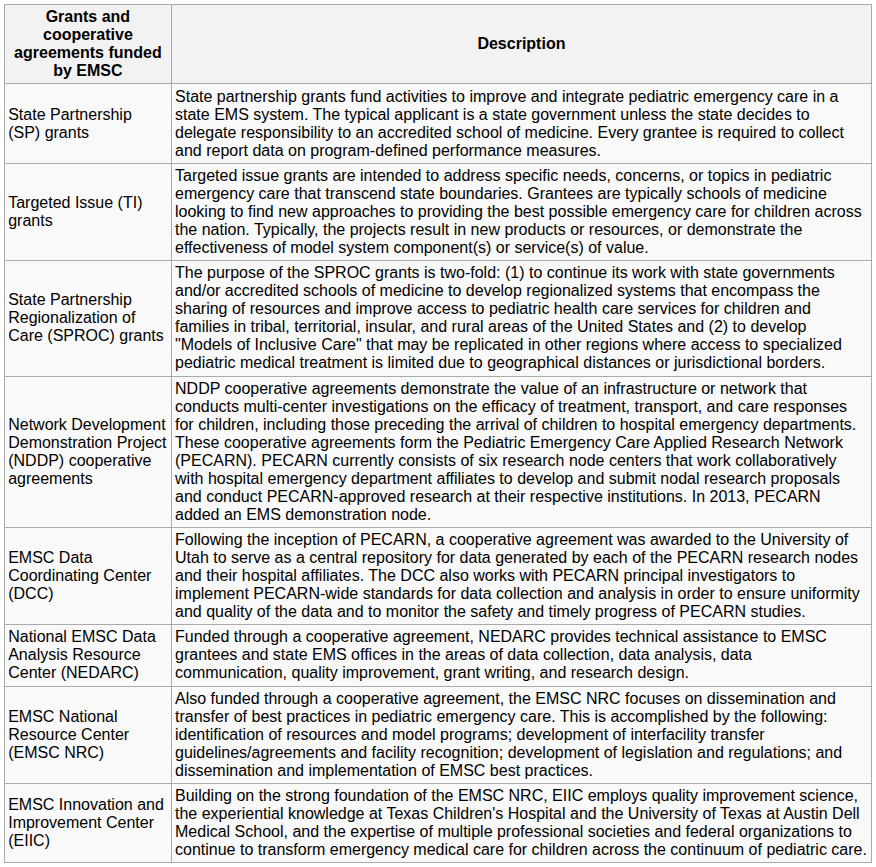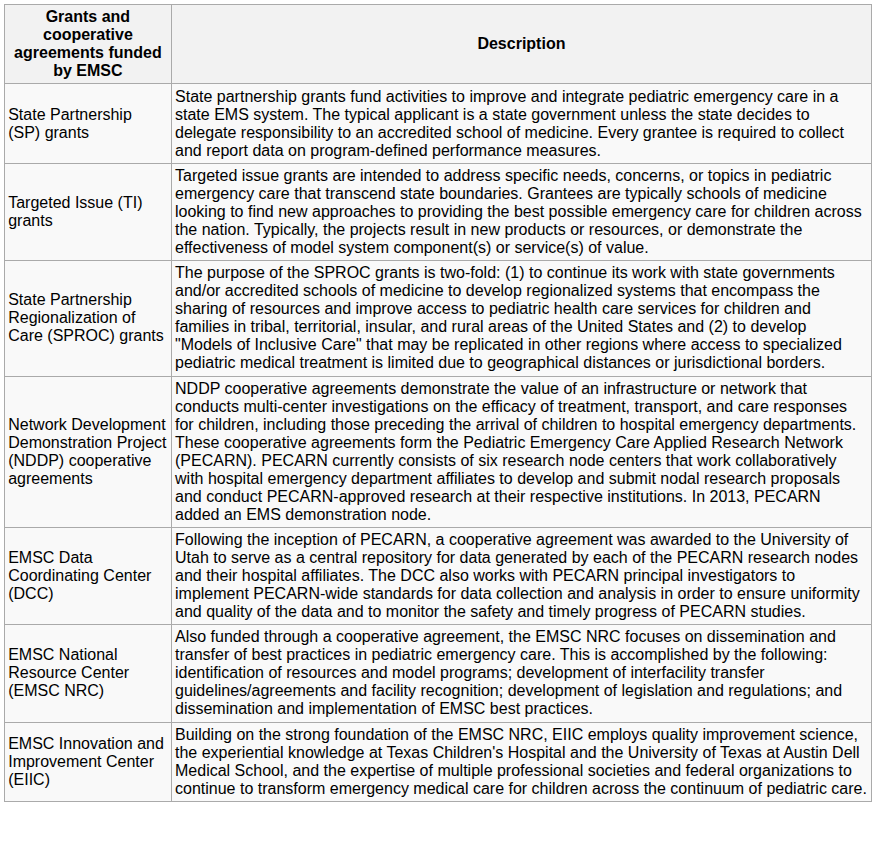- row: (82, 655)
